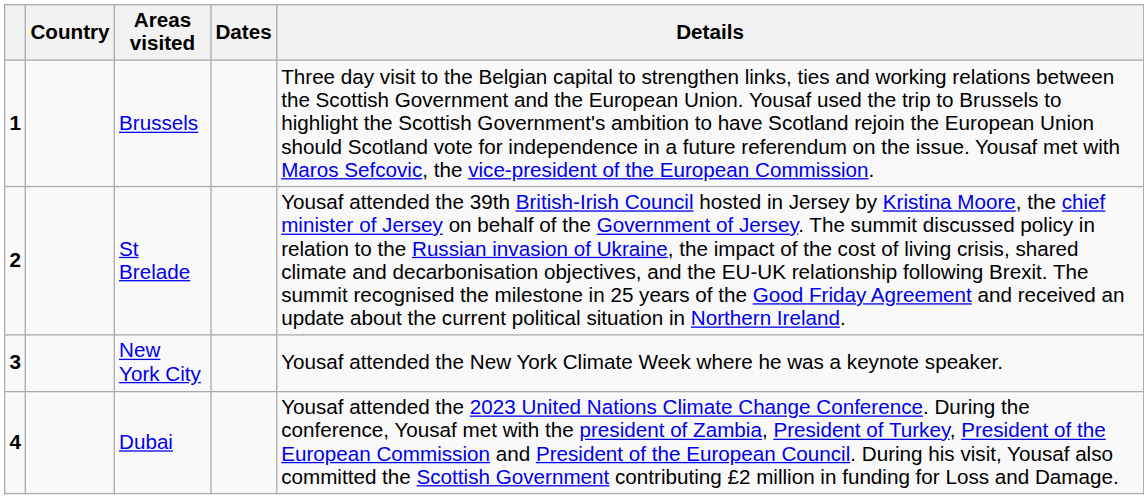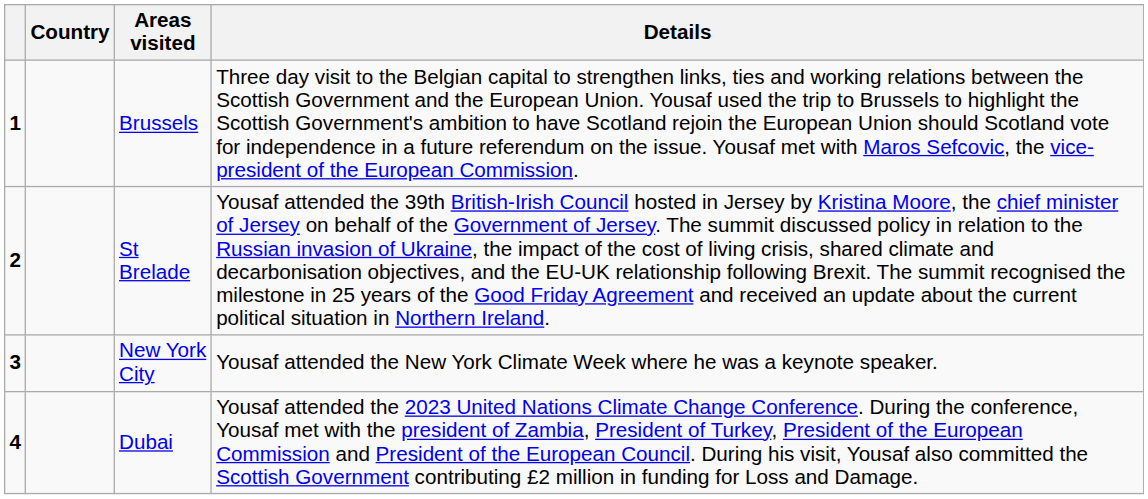- column: (244, 32)
